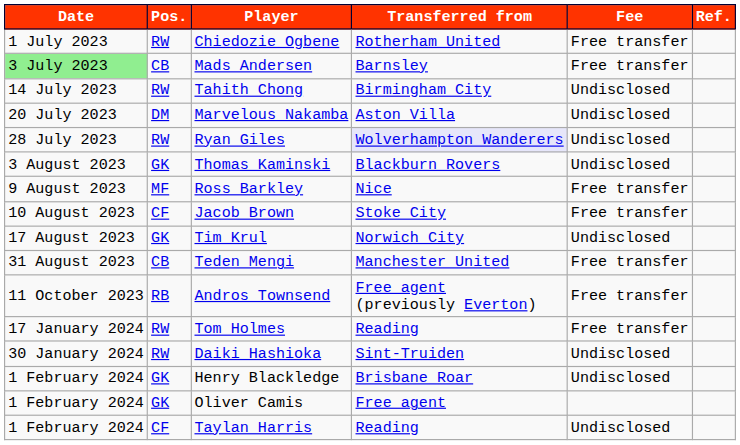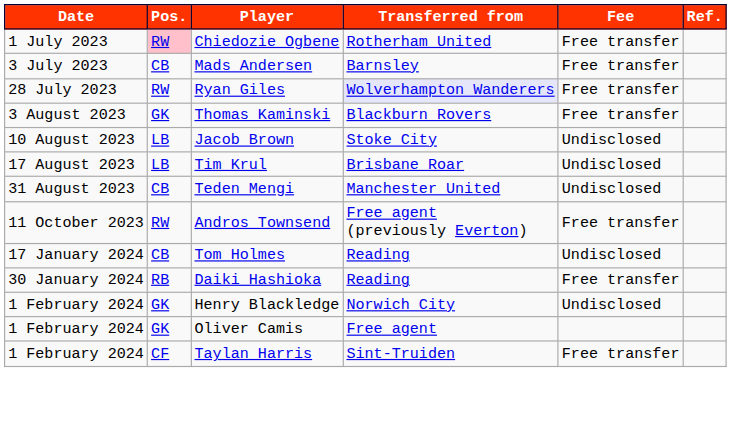(160, 41) no background -> (160, 41) pink background
(58, 66) lightgreen background -> (58, 66) no background
- row: (249, 91)
- row: (271, 115)
(621, 140) Undisclosed -> (621, 91) Free transfer
(621, 164) Undisclosed -> (621, 115) Free transfer
- row: (249, 189)
(160, 213) CF -> (160, 140) LB
(630, 213) Free transfer -> (612, 140) Undisclosed
(160, 238) GK -> (160, 164) LB
(410, 238) Norwich City -> (405, 164) Brisbane Roar
(630, 263) Free transfer -> (612, 189) Undisclosed
(160, 296) RB -> (160, 222) RW
(160, 329) RW -> (160, 255) CB
(630, 329) Free transfer -> (612, 255) Undisclosed
(160, 354) RW -> (160, 280) RB
(410, 354) Sint-Truiden -> (378, 280) Reading
(621, 354) Undisclosed -> (621, 280) Free transfer
(414, 378) Brisbane Roar -> (401, 305) Norwich City
(387, 428) Reading -> (401, 354) Sint-Truiden
(621, 428) Undisclosed -> (621, 354) Free transfer
